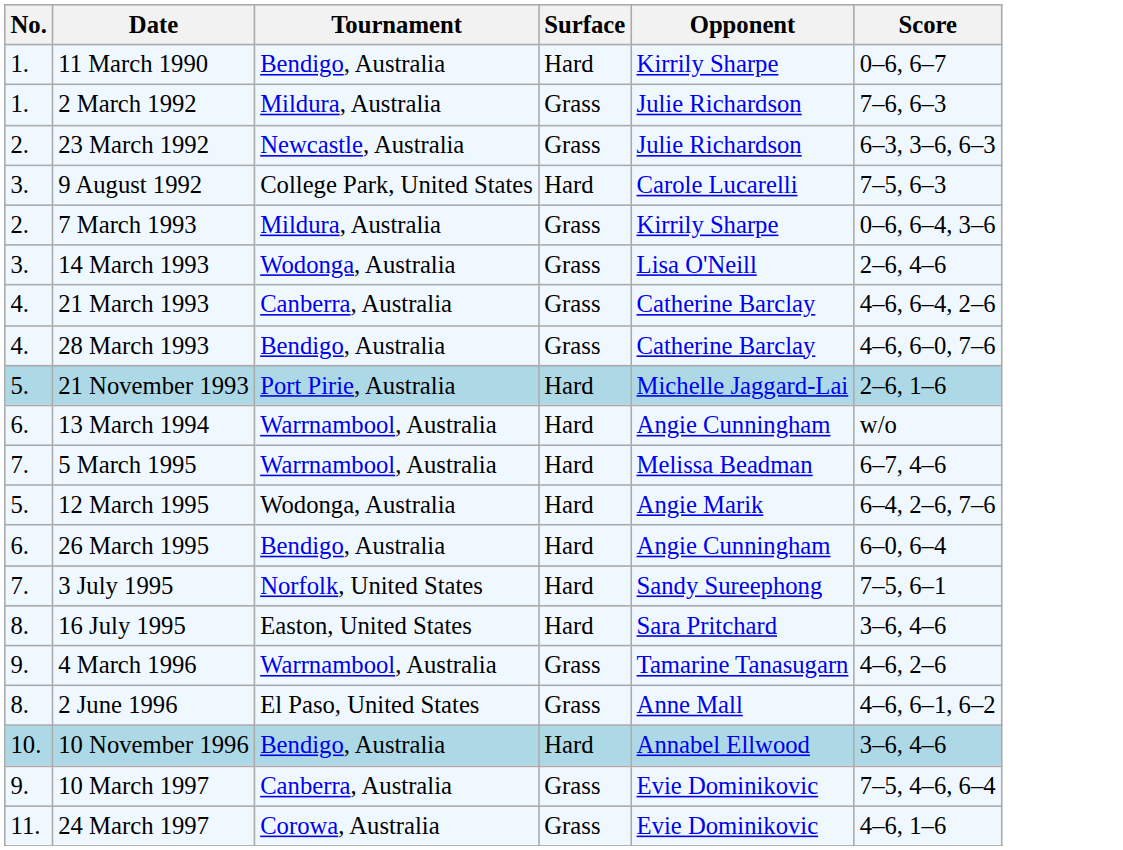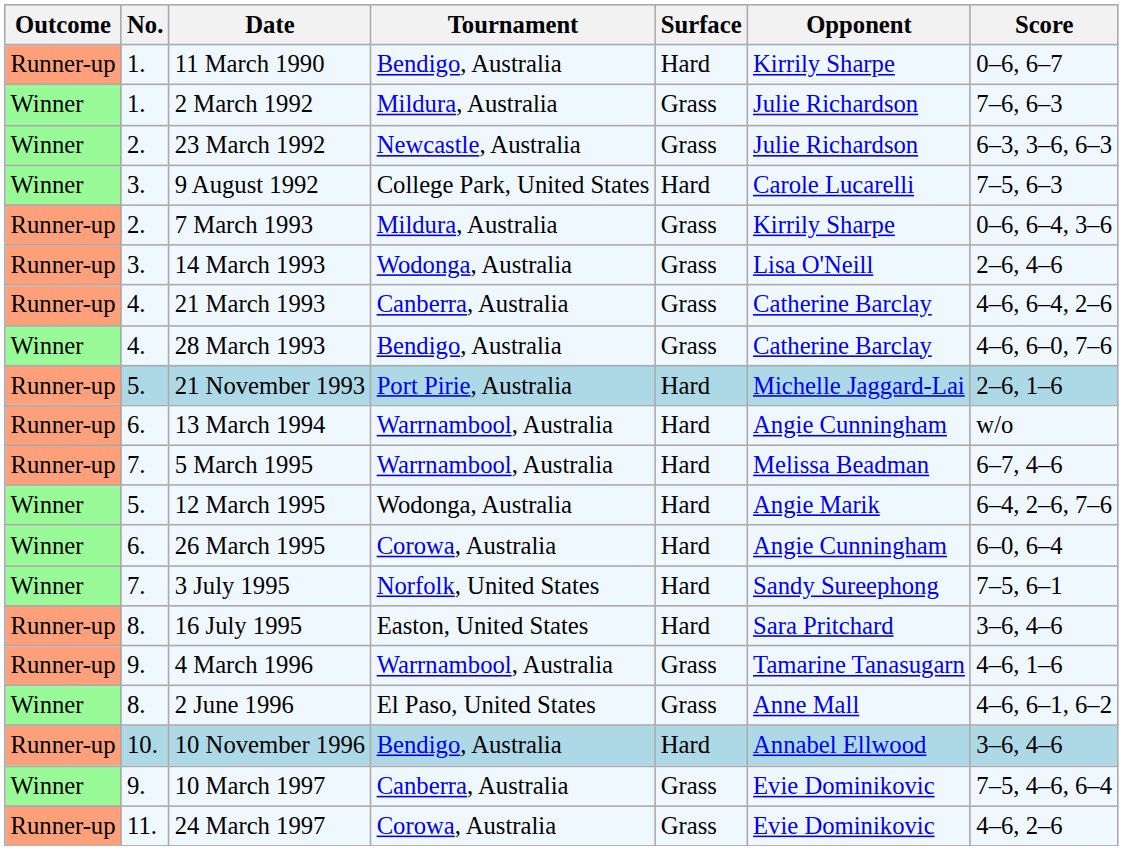+ column: (63, 24)
(353, 544) Bendigo, Australia -> (466, 544) Corowa, Australia
(903, 664) 4–6, 2–6 -> (1020, 664) 4–6, 1–6
(903, 825) 4–6, 1–6 -> (1020, 825) 4–6, 2–6
